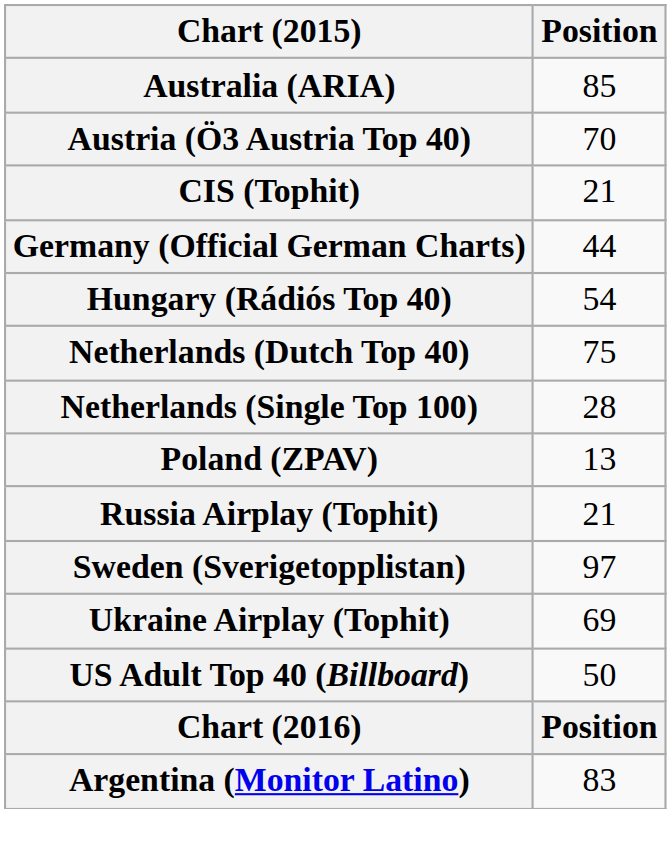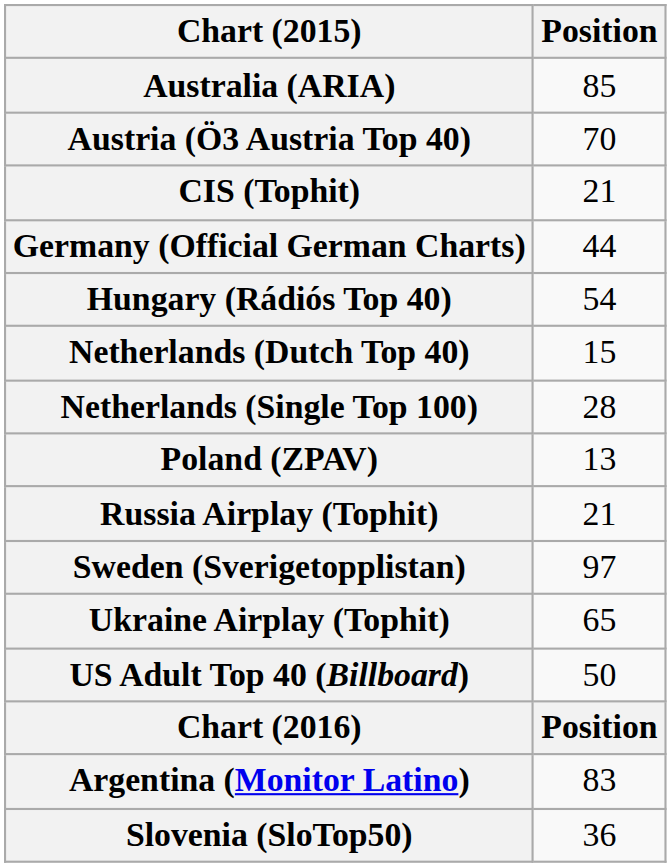(599, 352) 75 -> (599, 352) 15
(599, 620) 69 -> (599, 620) 65
+ row: (269, 834)
